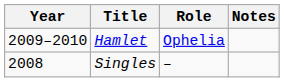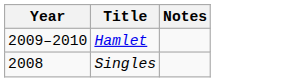- column: (194, 17)
